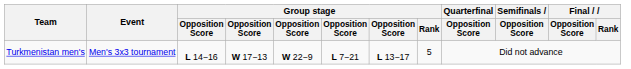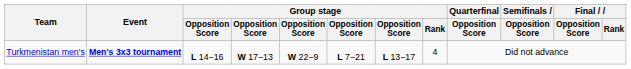(132, 53) normal -> (135, 53) bold
(429, 53) 5 -> (435, 53) 4
